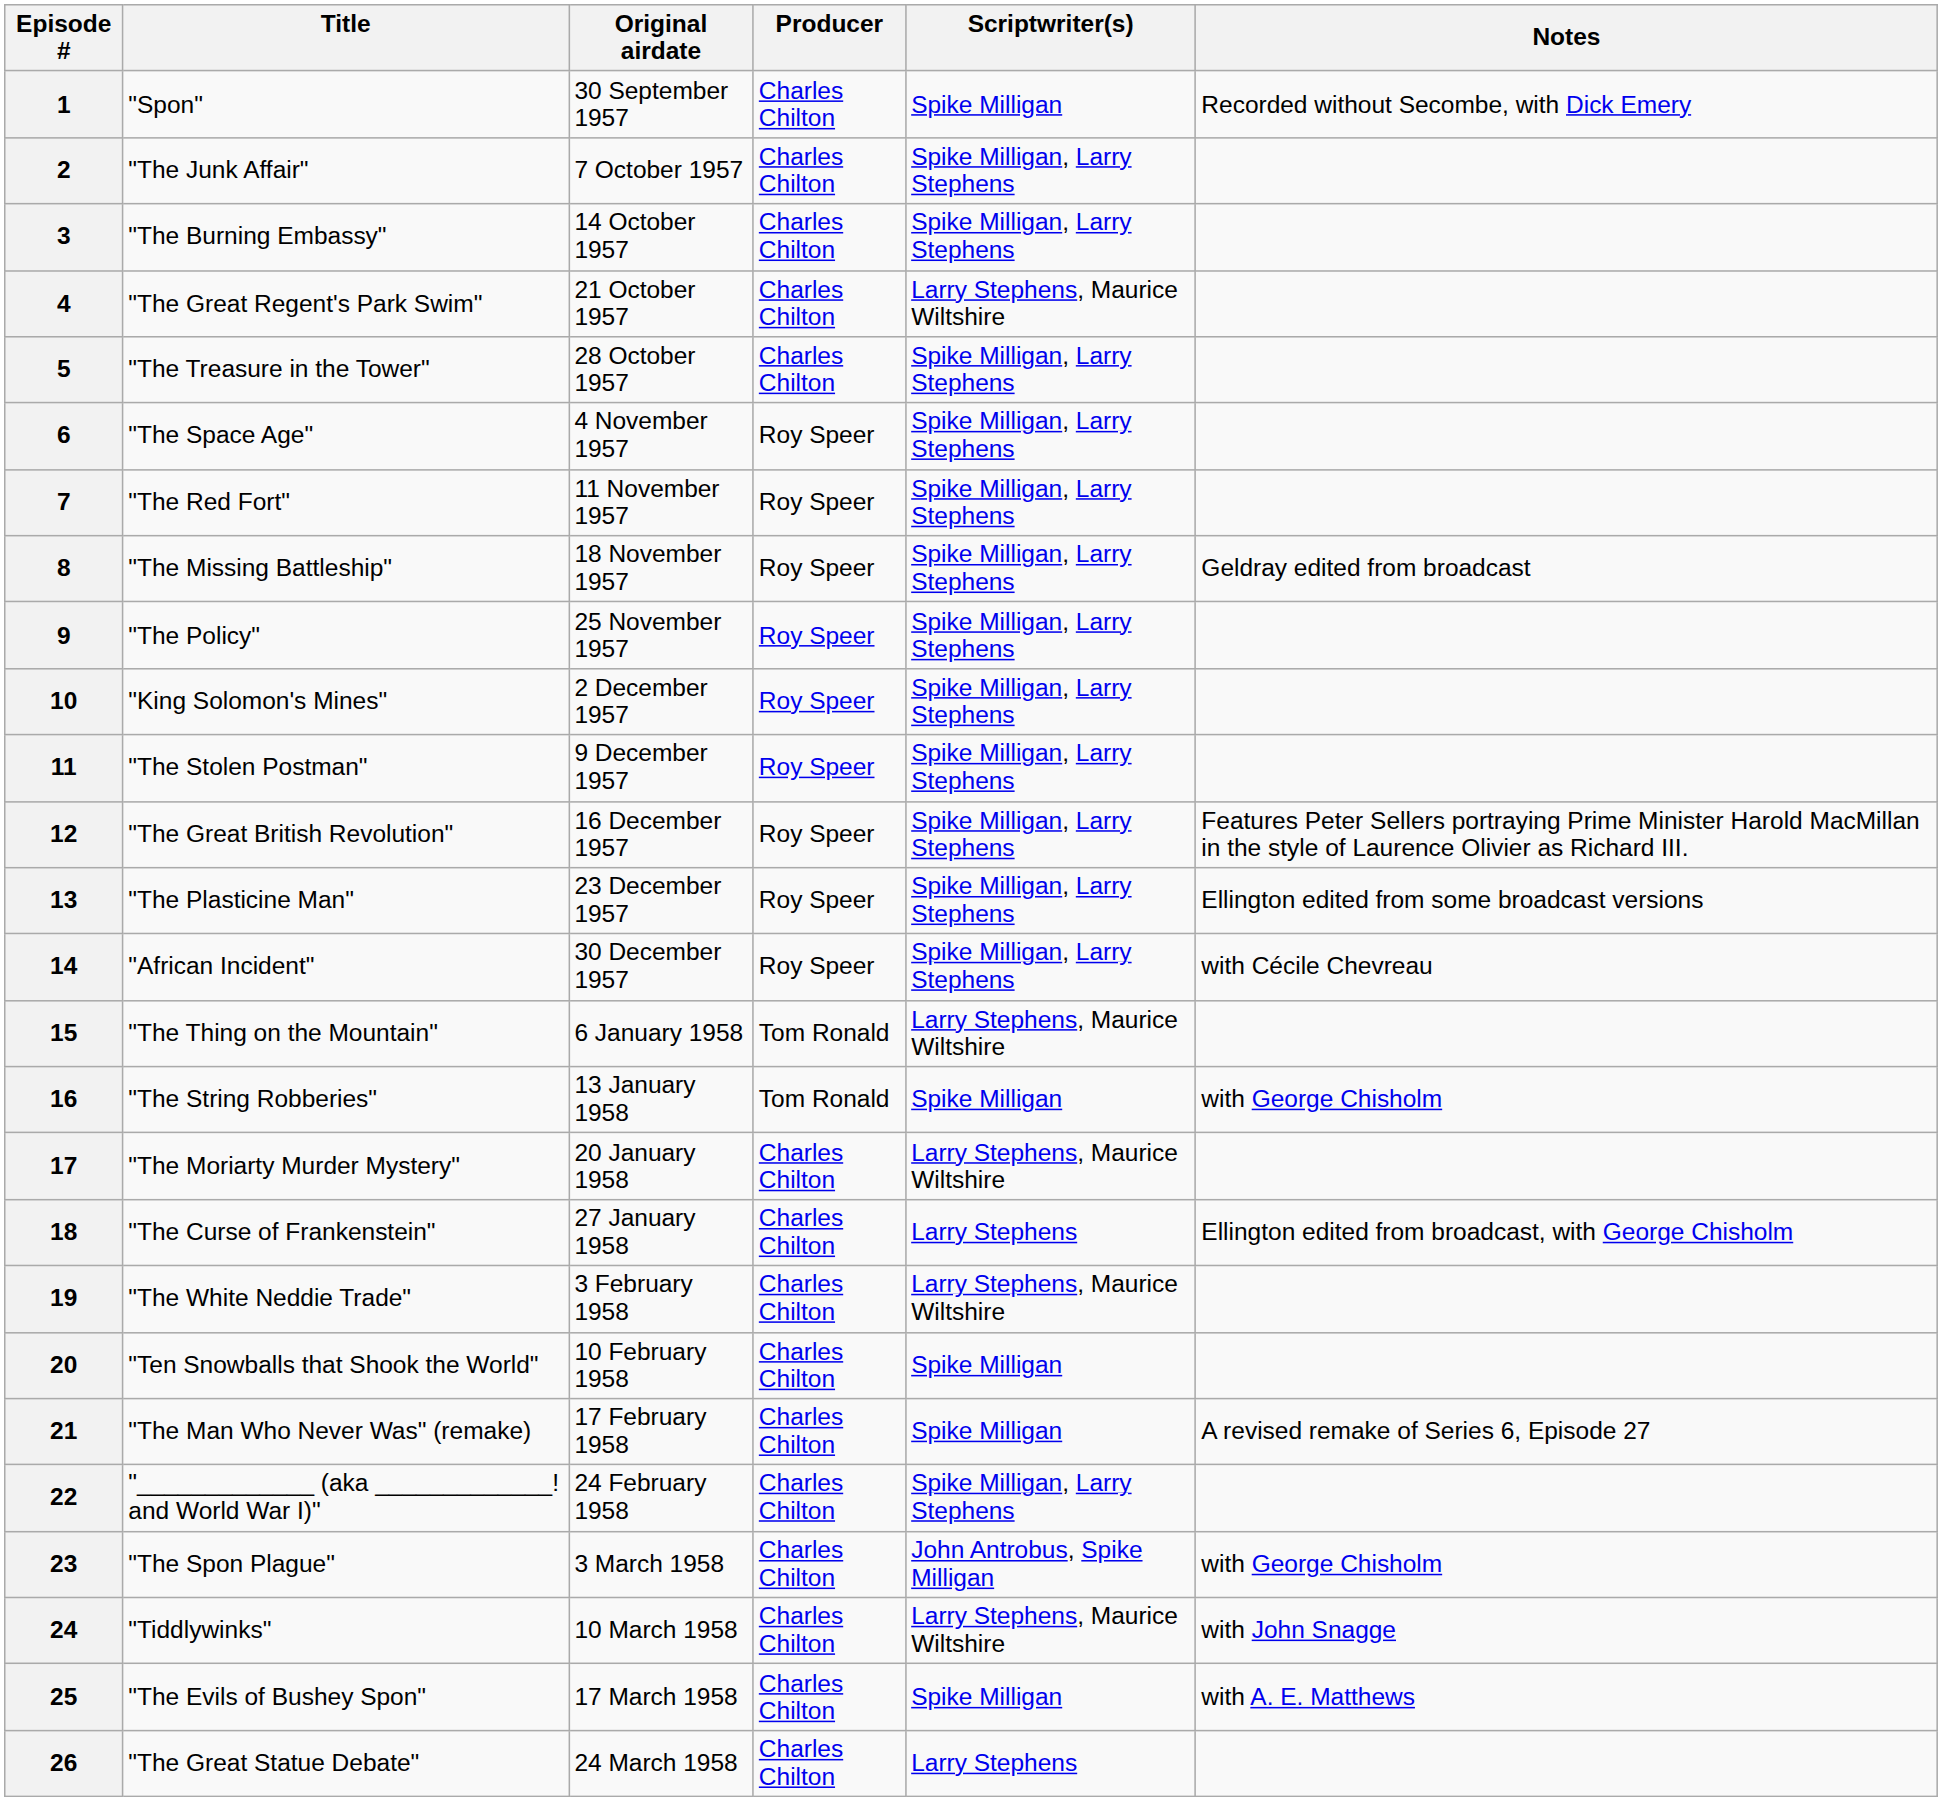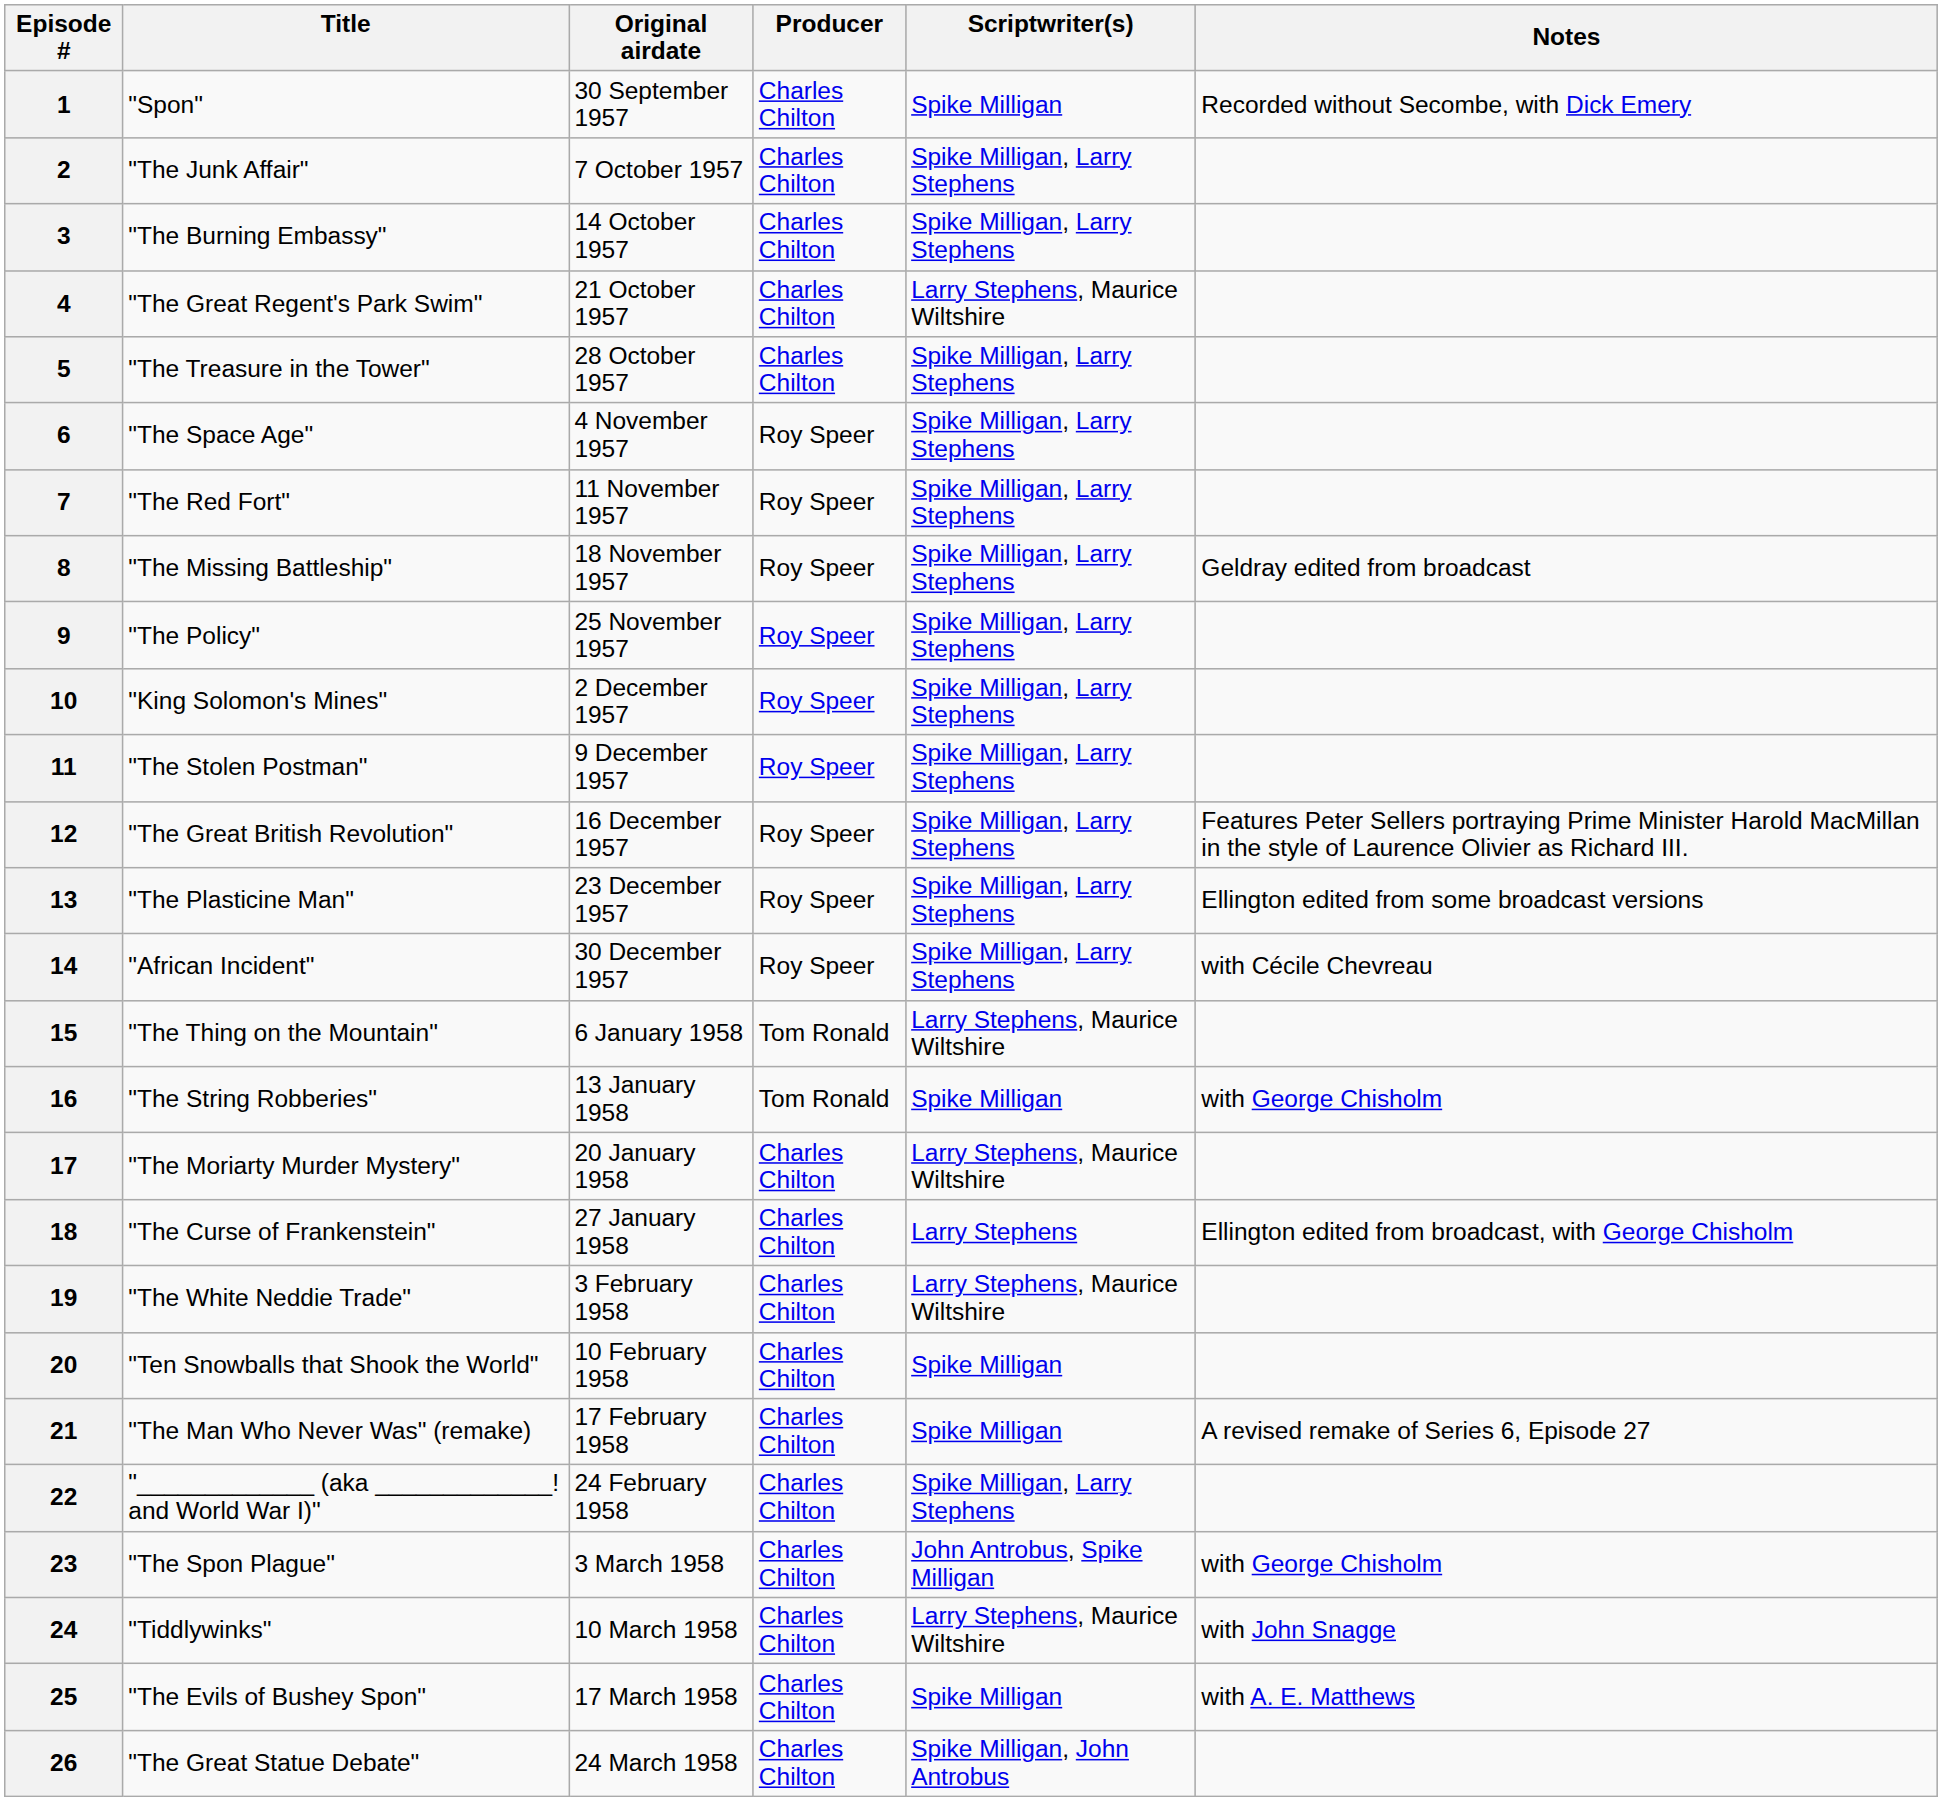(994, 1763) Larry Stephens -> (1020, 1763) Spike Milligan, John Antrobus
